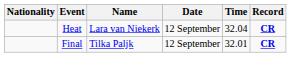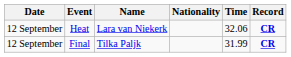columns swapped: (192, 12) <-> (31, 12)
(236, 28) 32.04 -> (236, 28) 32.06
(236, 44) 32.01 -> (236, 44) 31.99
